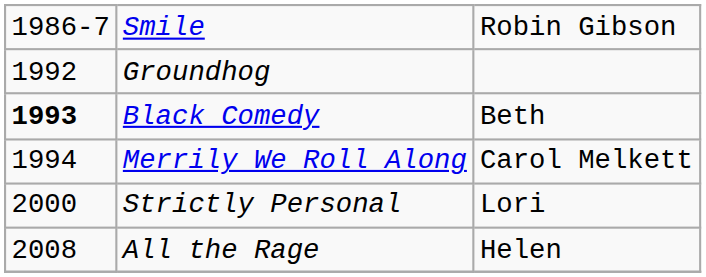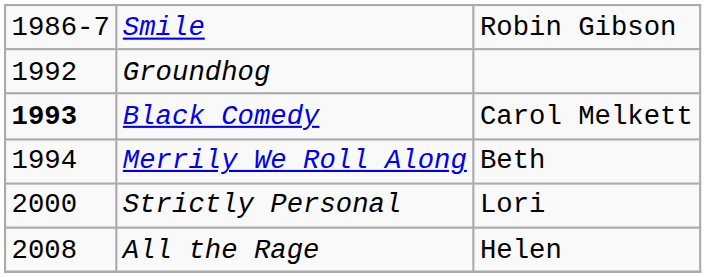(513, 116) Beth -> (586, 116) Carol Melkett
(586, 161) Carol Melkett -> (513, 161) Beth
